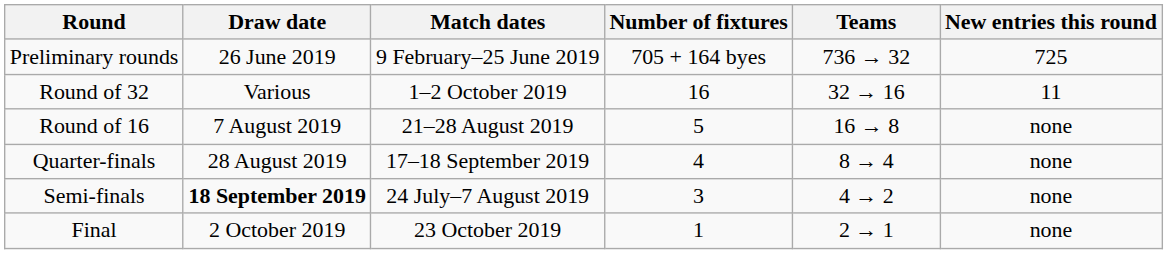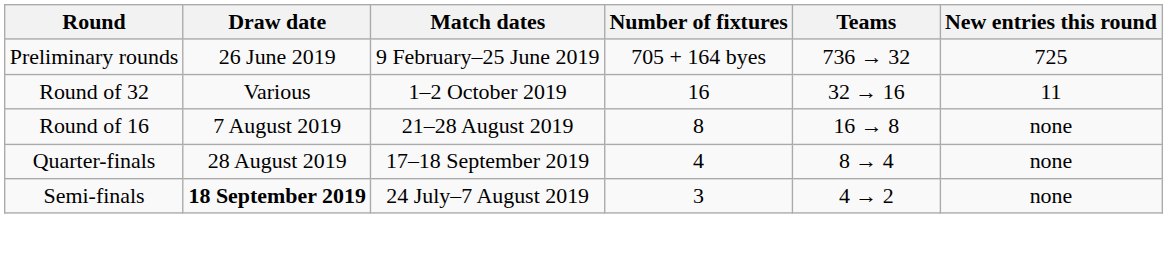(699, 126) 5 -> (699, 126) 8
- row: (94, 230)
